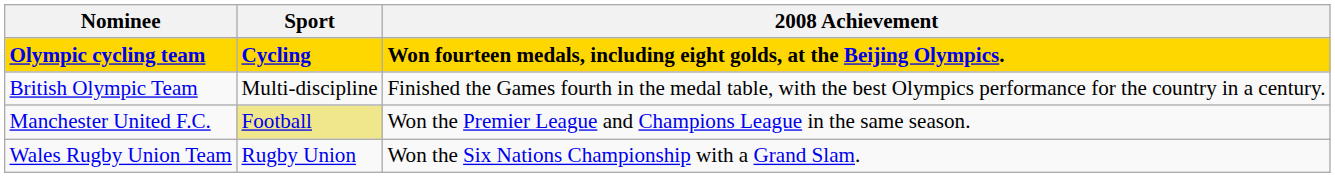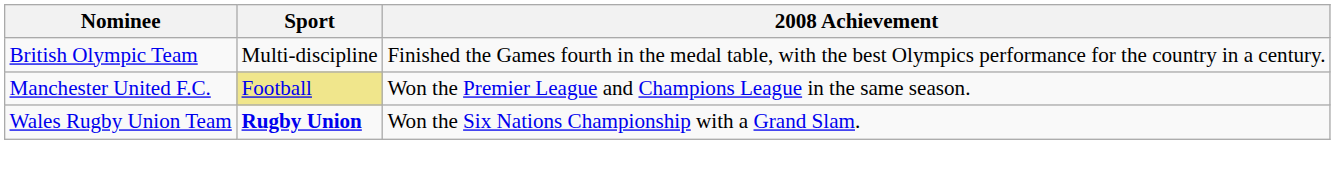- row: (107, 54)
(299, 155) normal -> (302, 121) bold
